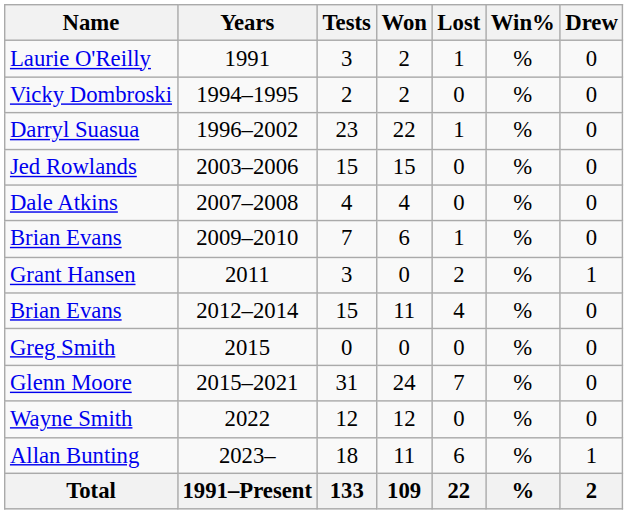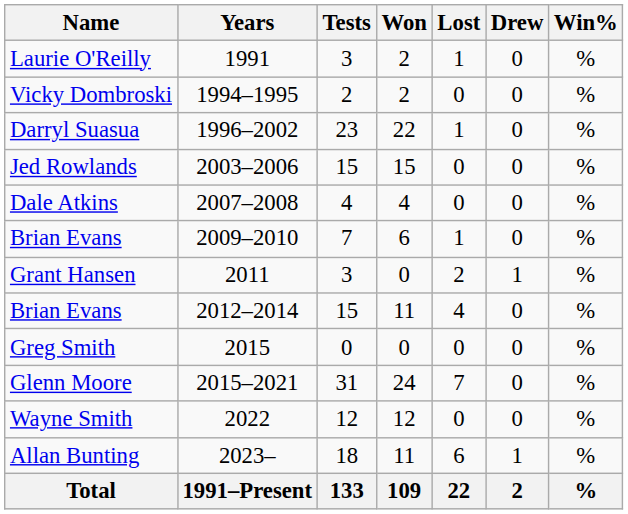columns swapped: (592, 22) <-> (523, 22)
